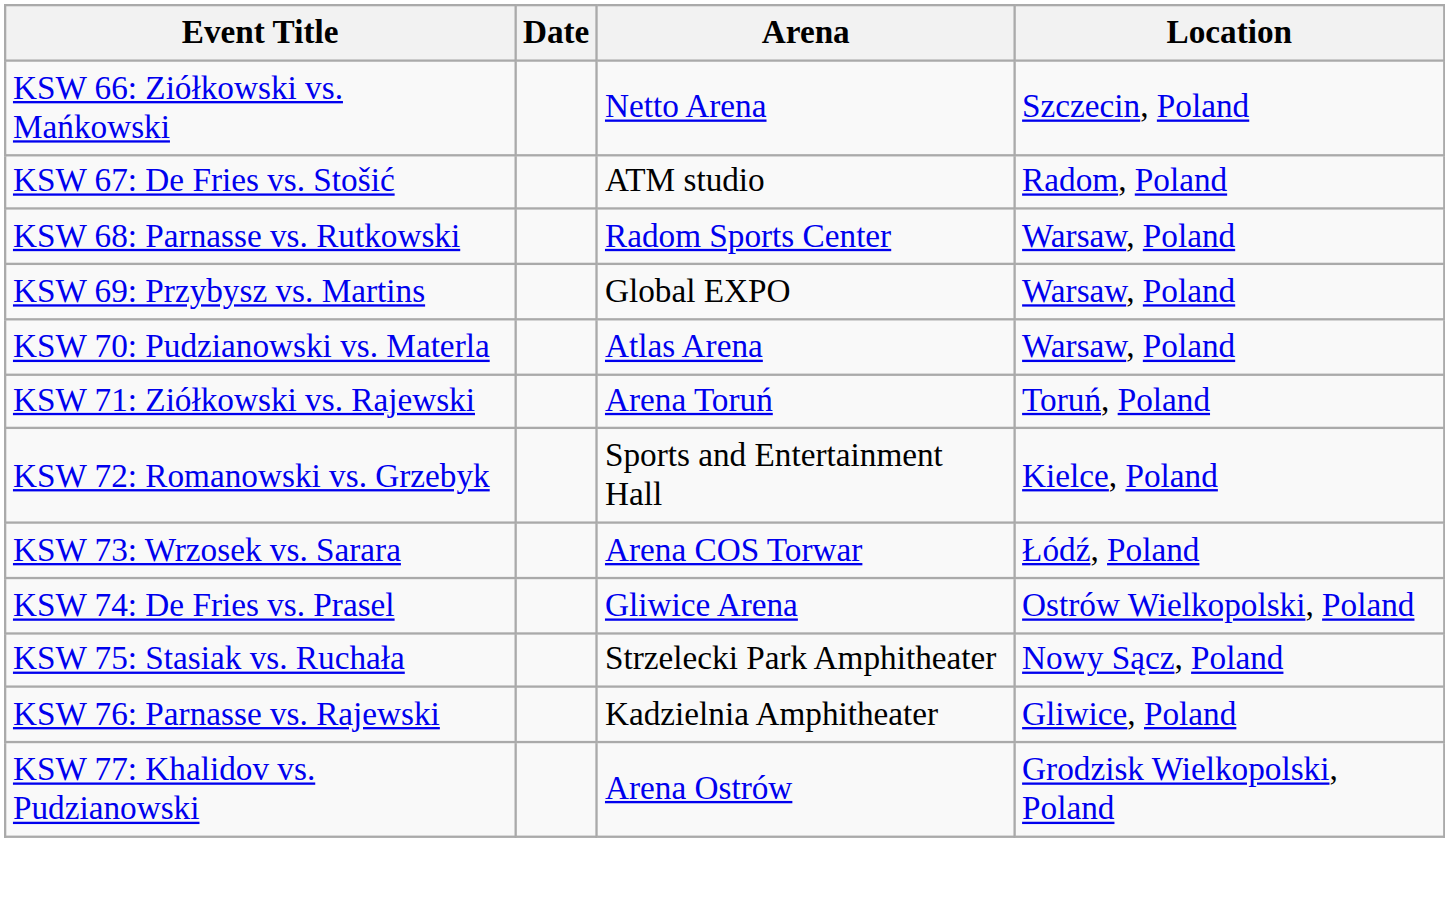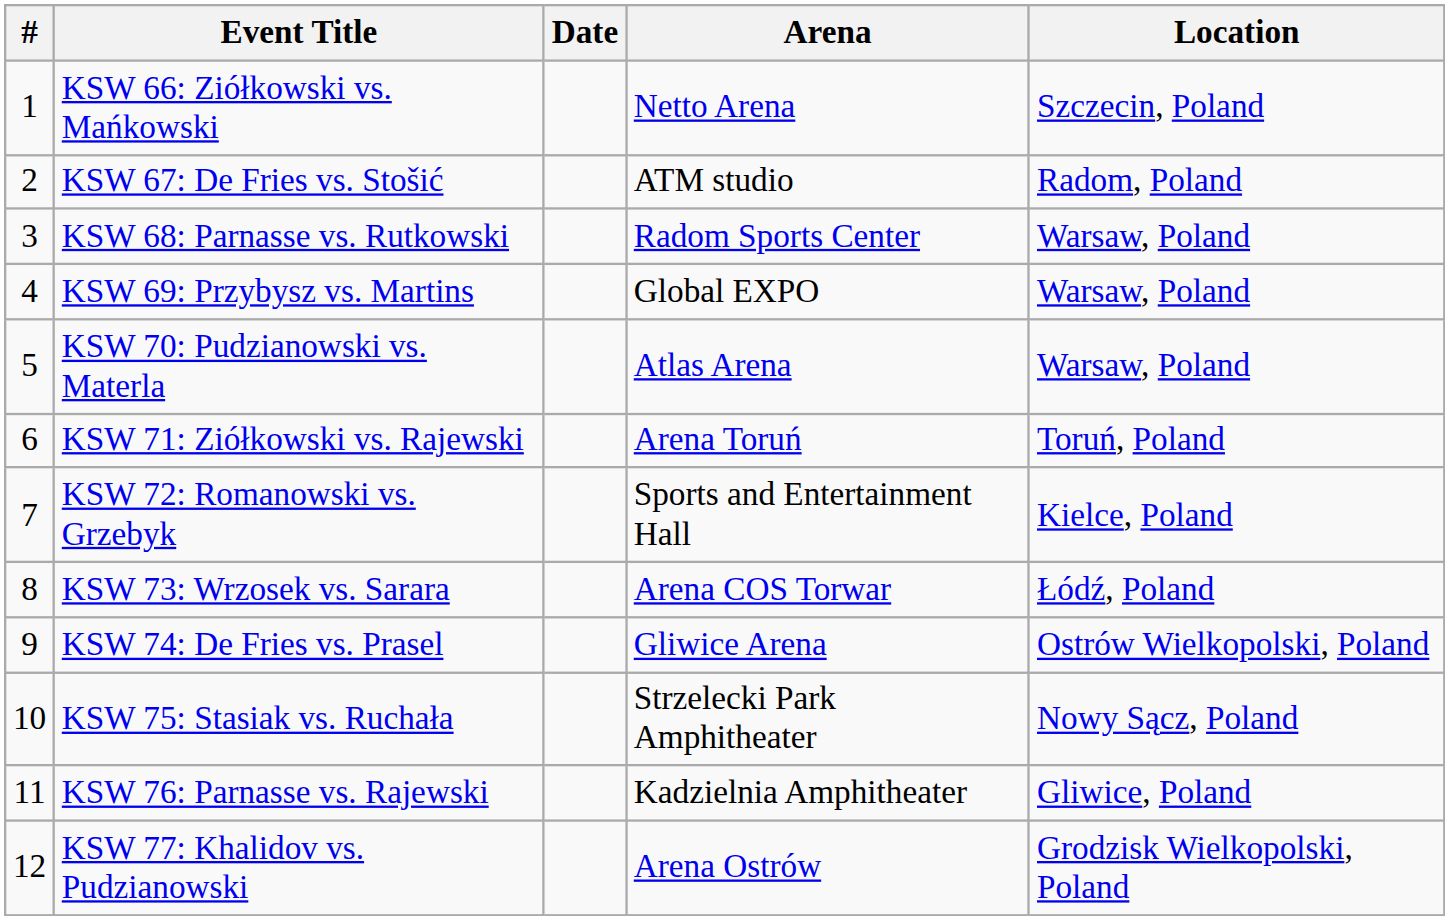+ column: (30, 32)
